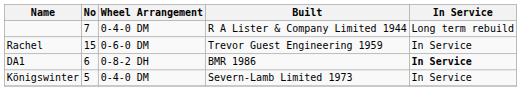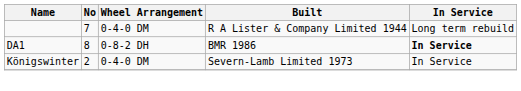- row: (25, 45)
(87, 61) 6 -> (87, 45) 8
(87, 78) 5 -> (87, 61) 2
